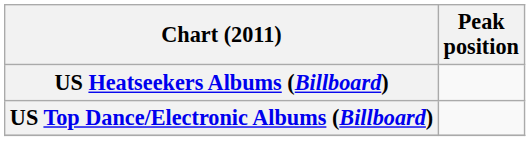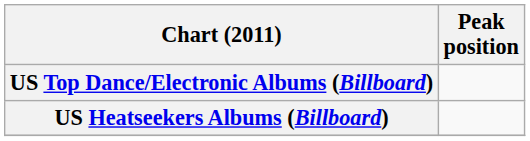rows swapped: (222, 82) <-> (222, 117)
